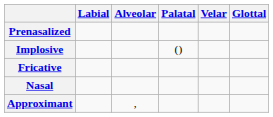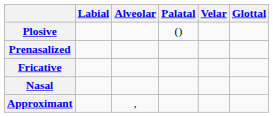+ row: (40, 31)
- row: (40, 49)
